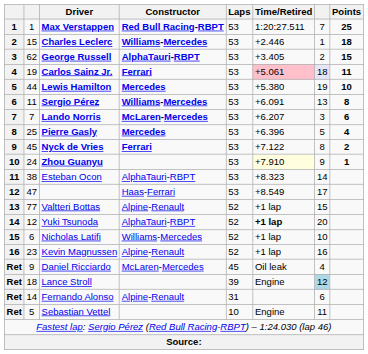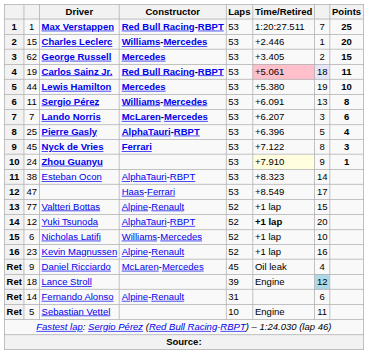(347, 41) 18 -> (347, 41) 20
(161, 56) AlphaTauri-RBPT -> (144, 56) Mercedes
(137, 71) Ferrari -> (173, 71) Red Bull Racing-RBPT
(144, 131) Mercedes -> (161, 131) AlphaTauri-RBPT
(347, 147) 2 -> (347, 147) 3
